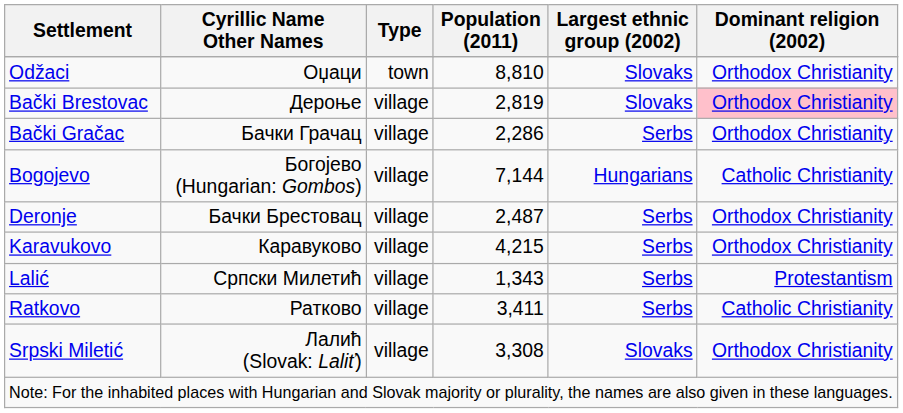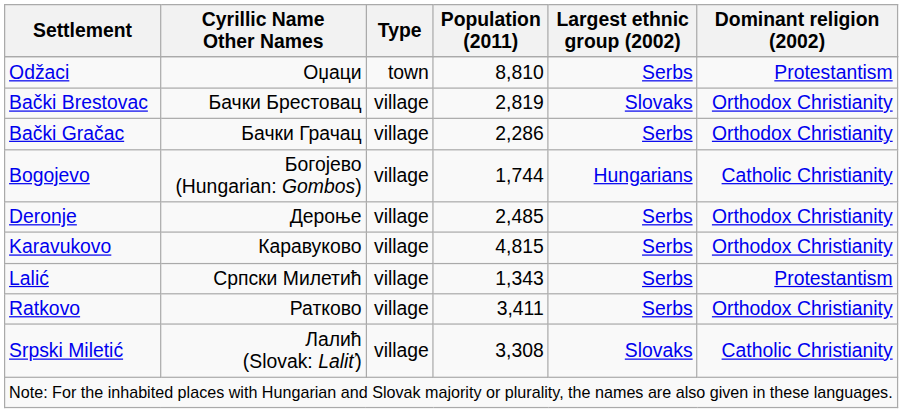(659, 72) Slovaks -> (667, 72) Serbs
(802, 72) Orthodox Christianity -> (833, 72) Protestantism
(326, 103) Дероње -> (285, 103) Бачки Брестовац
(802, 103) pink background -> (802, 103) no background
(519, 175) 7,144 -> (519, 175) 1,744
(285, 216) Бачки Брестовац -> (326, 216) Дероње
(519, 216) 2,487 -> (519, 216) 2,485
(519, 247) 4,215 -> (519, 247) 4,815
(807, 309) Catholic Christianity -> (802, 309) Orthodox Christianity
(802, 350) Orthodox Christianity -> (807, 350) Catholic Christianity
